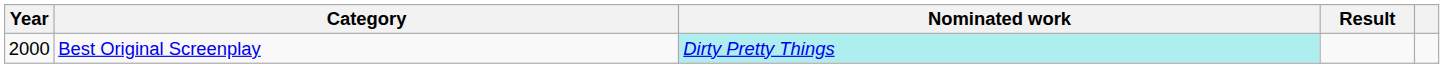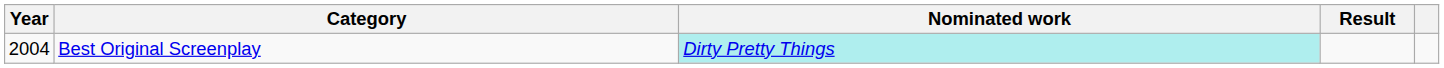(29, 48) 2000 -> (29, 48) 2004
